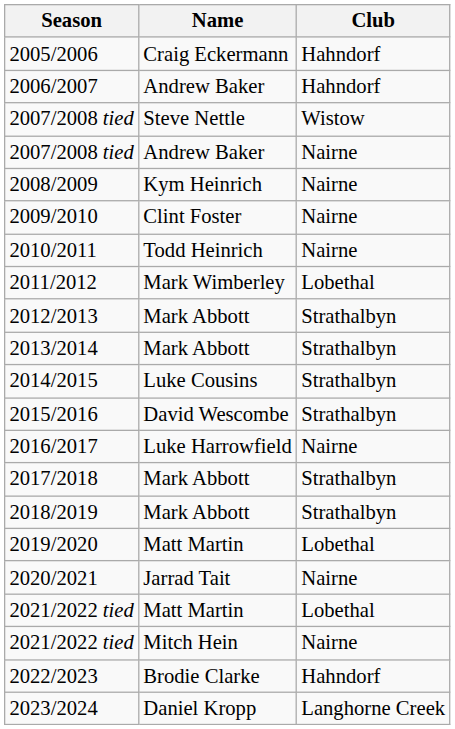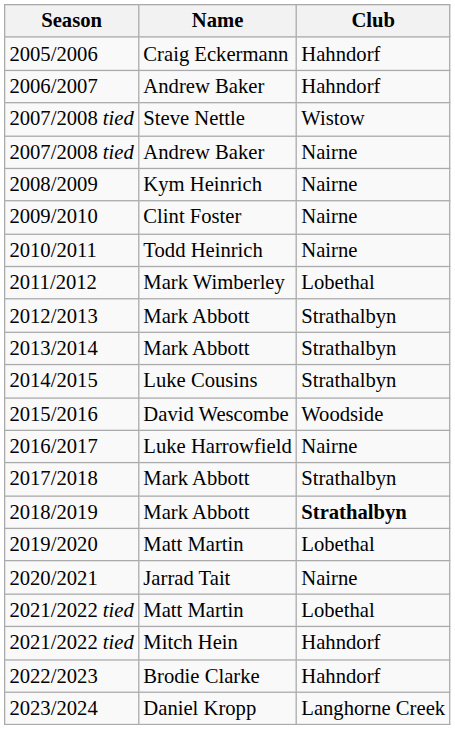(349, 413) Strathalbyn -> (342, 413) Woodside
(349, 511) normal -> (354, 511) bold
(329, 642) Nairne -> (341, 642) Hahndorf
